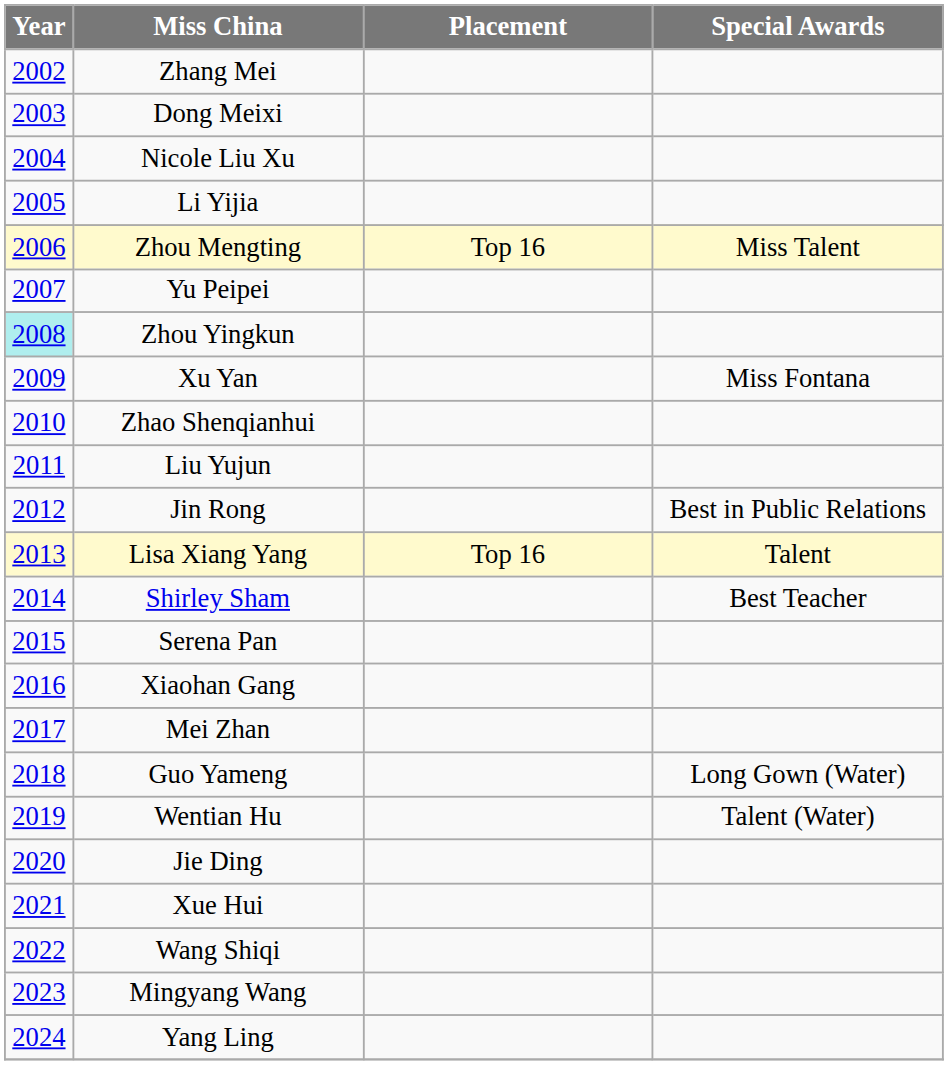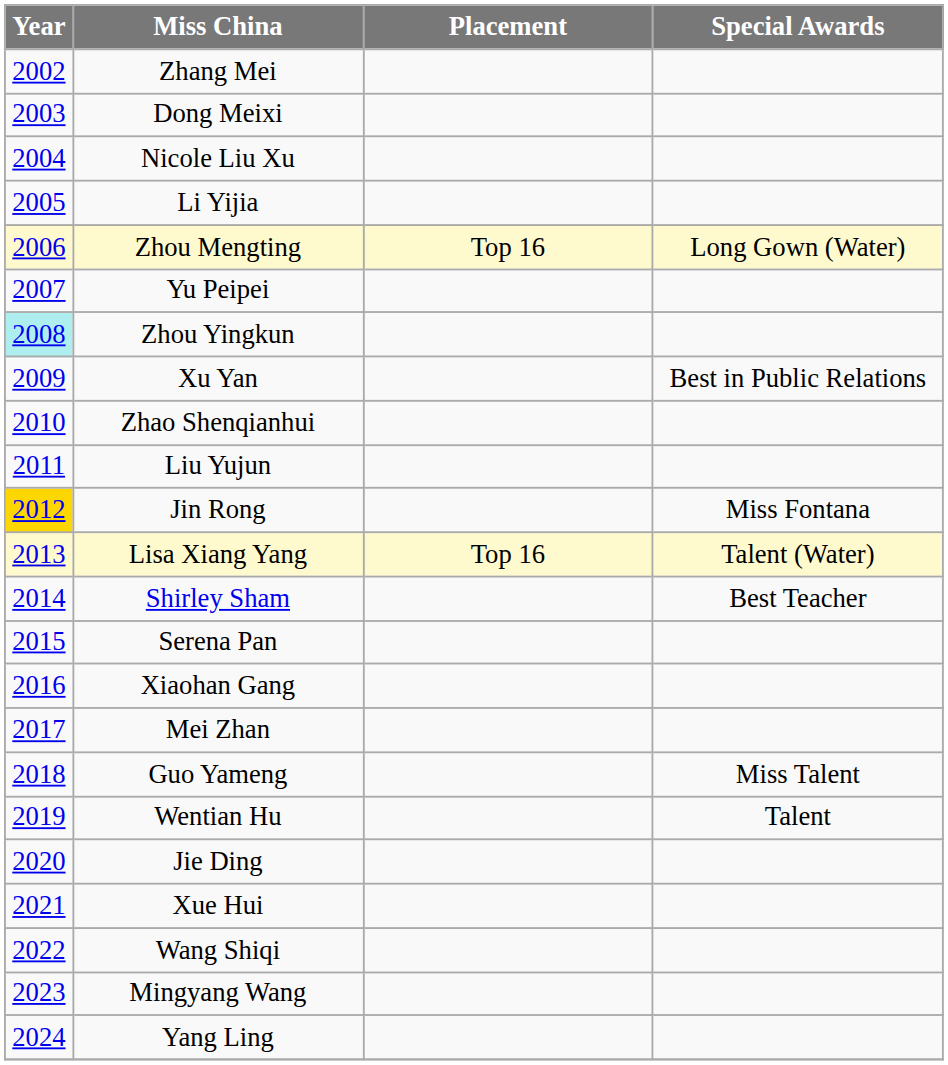(798, 246) Miss Talent -> (798, 246) Long Gown (Water)
(798, 378) Miss Fontana -> (798, 378) Best in Public Relations
(39, 510) no background -> (39, 510) gold background
(798, 510) Best in Public Relations -> (798, 510) Miss Fontana
(798, 554) Talent -> (798, 554) Talent (Water)
(798, 773) Long Gown (Water) -> (798, 773) Miss Talent
(798, 817) Talent (Water) -> (798, 817) Talent
